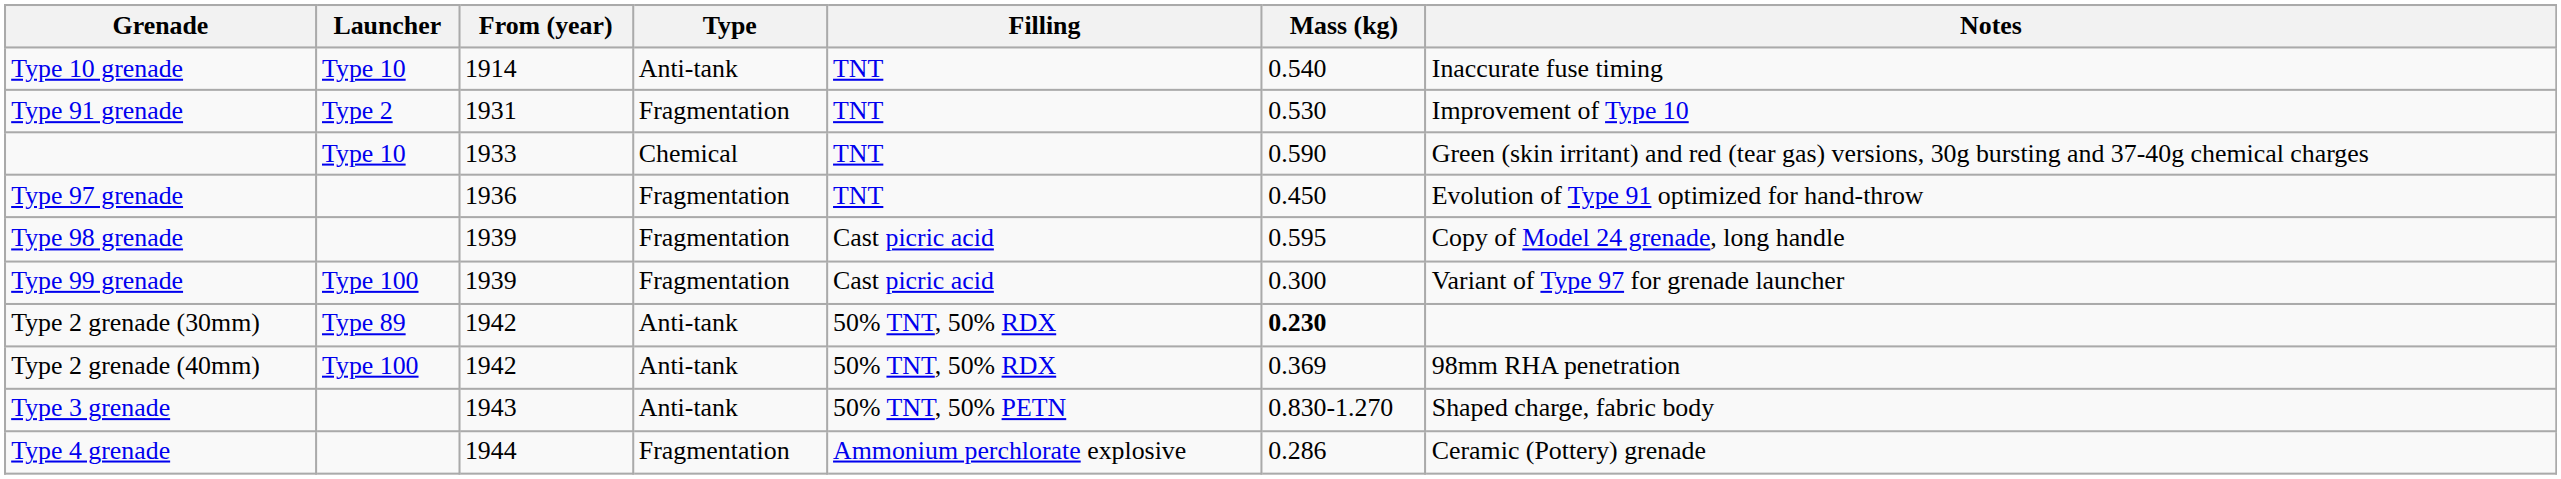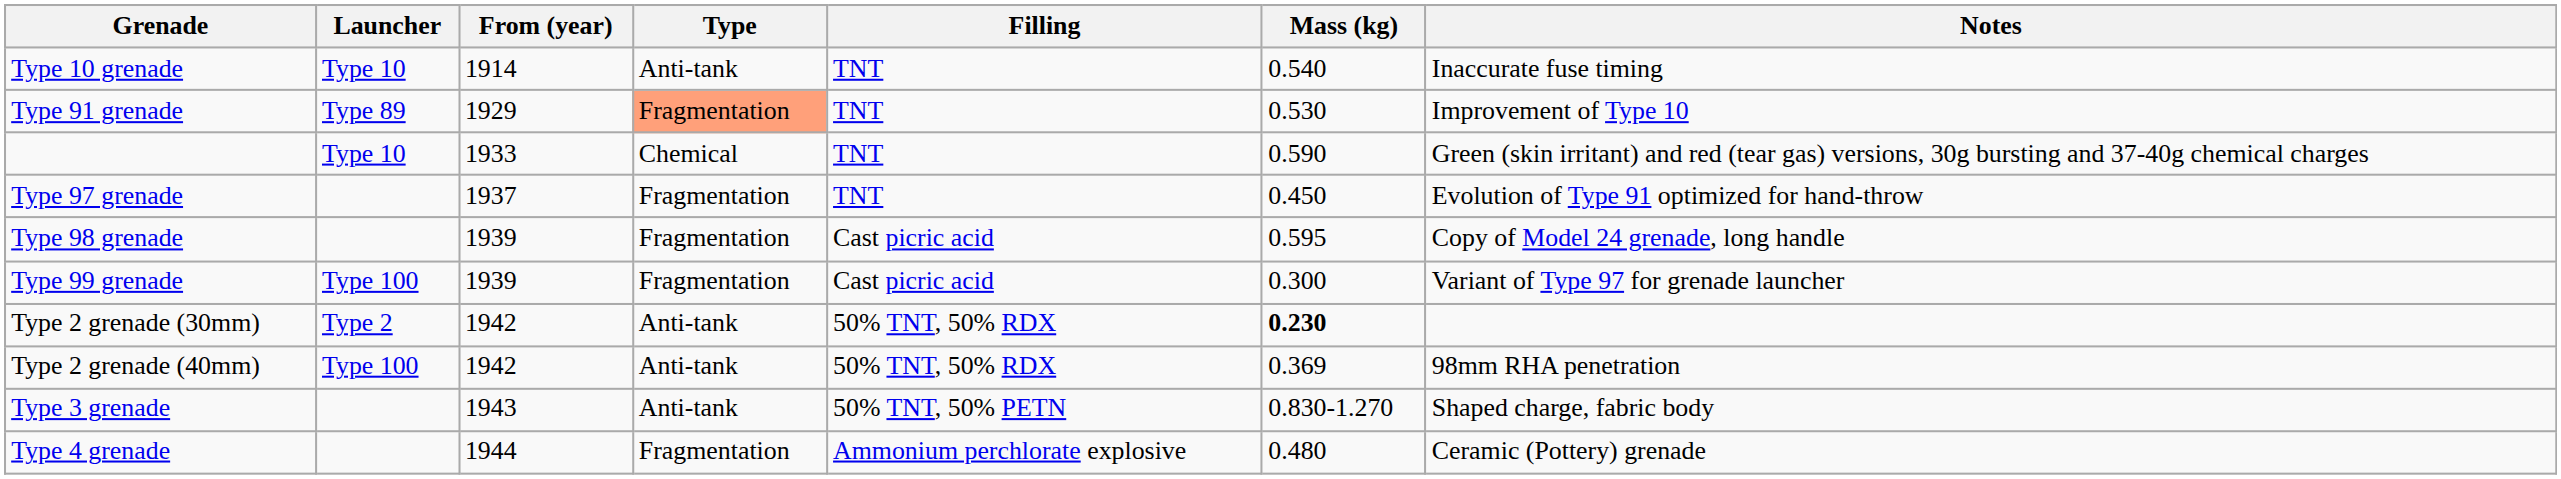(357, 110) Type 2 -> (364, 110) Type 89
(491, 110) 1931 -> (491, 110) 1929
(714, 110) no background -> (714, 110) lightsalmon background
(491, 196) 1936 -> (491, 196) 1937
(364, 323) Type 89 -> (357, 323) Type 2
(1297, 451) 0.286 -> (1297, 451) 0.480
